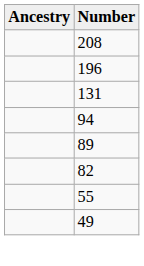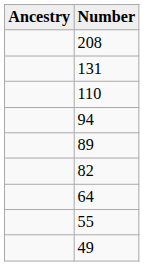- row: (90, 68)
+ row: (89, 94)
+ row: (86, 196)
